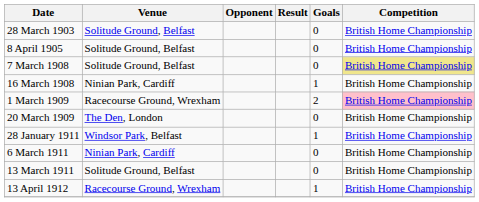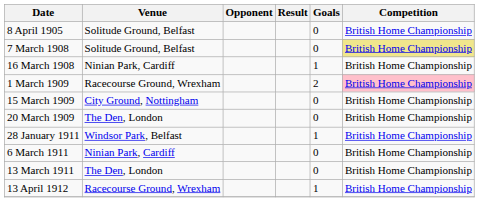- row: (41, 30)
+ row: (41, 100)
(140, 170) Solitude Ground, Belfast -> (124, 170) The Den, London
